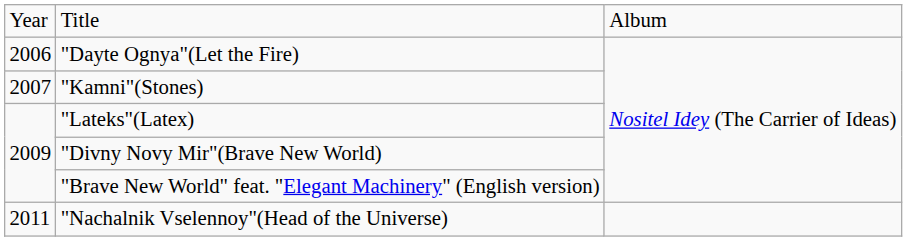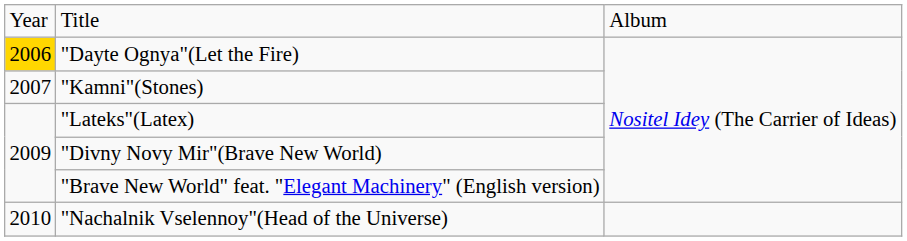(30, 53) no background -> (30, 53) gold background
(30, 218) 2011 -> (30, 218) 2010
